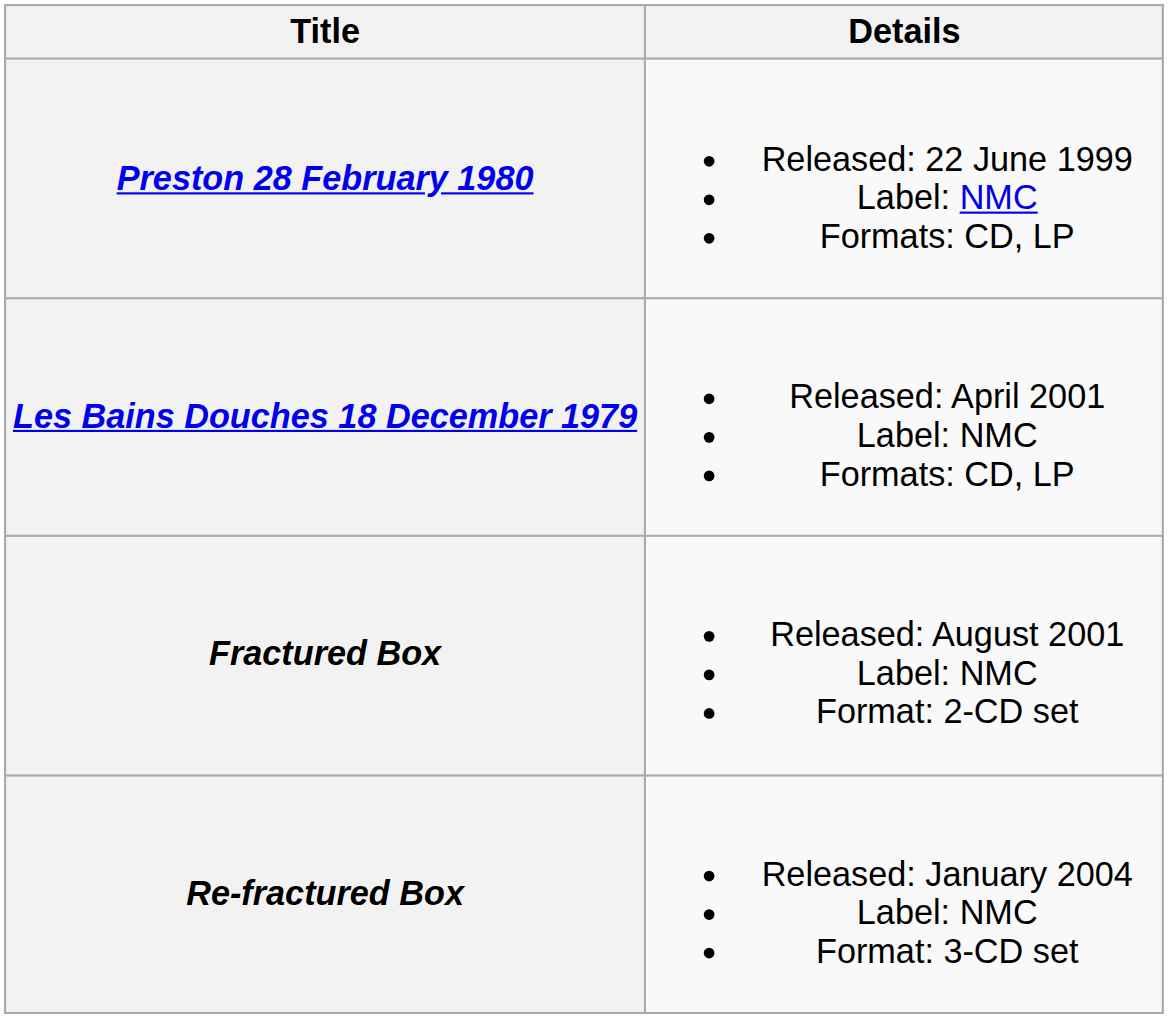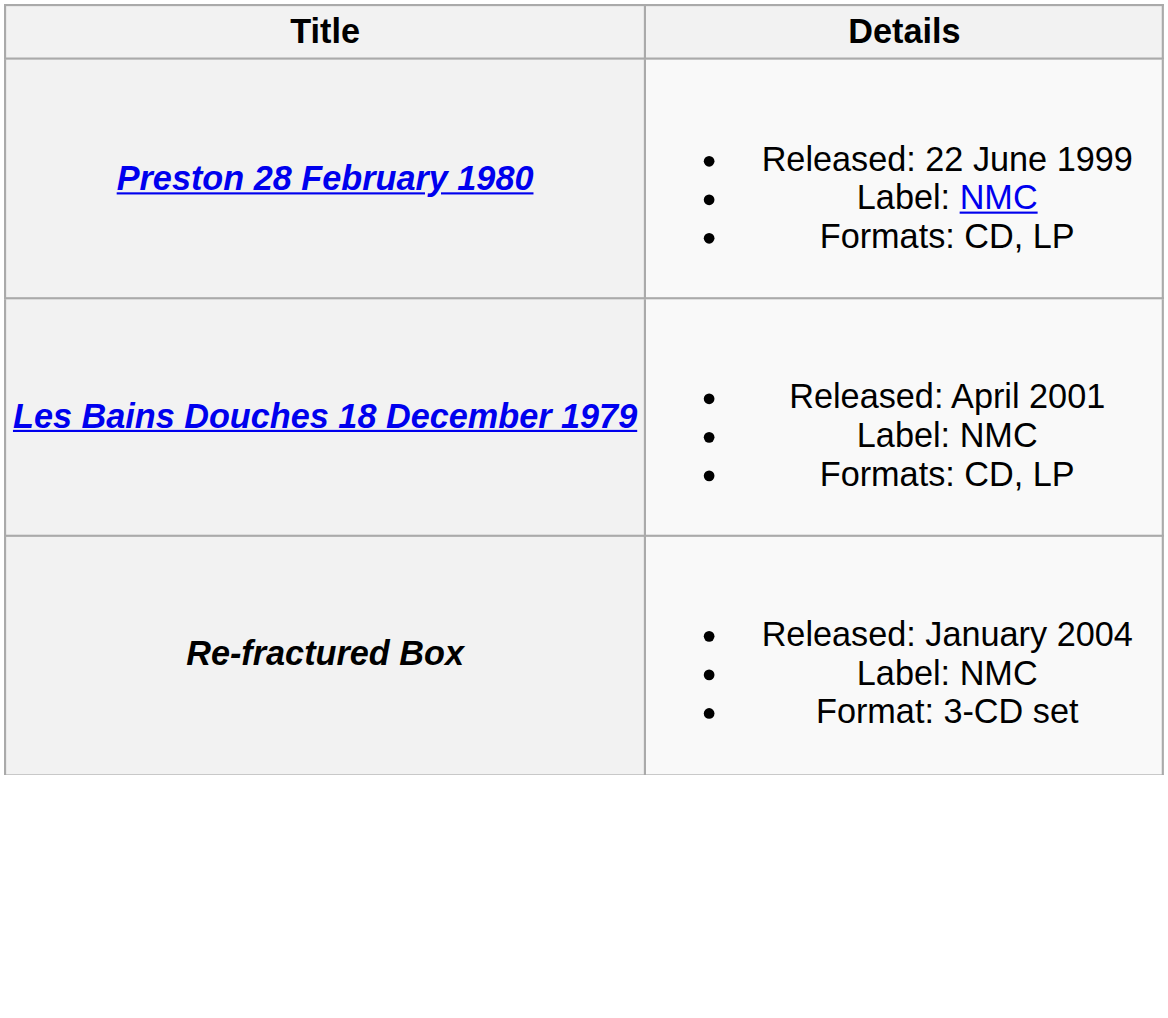- row: (325, 654)
